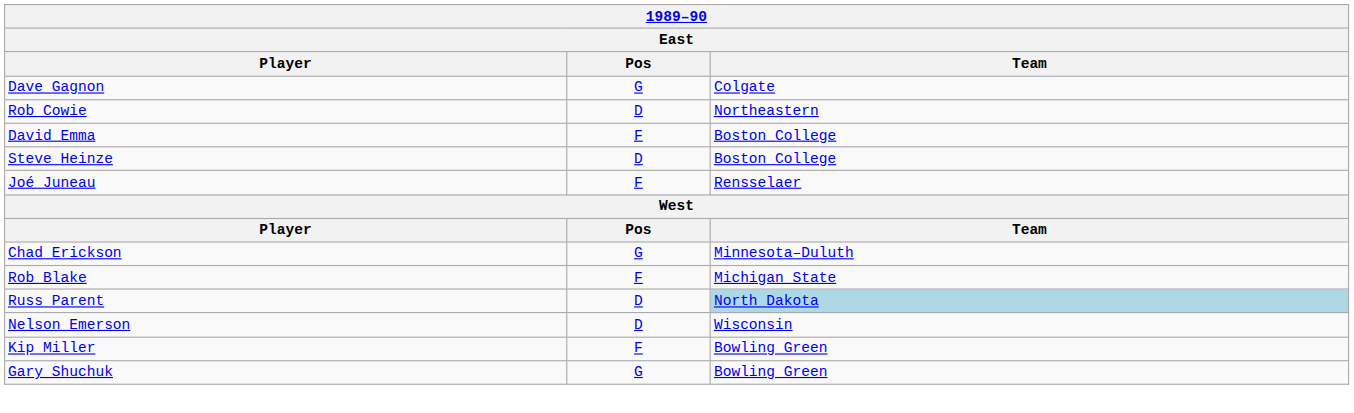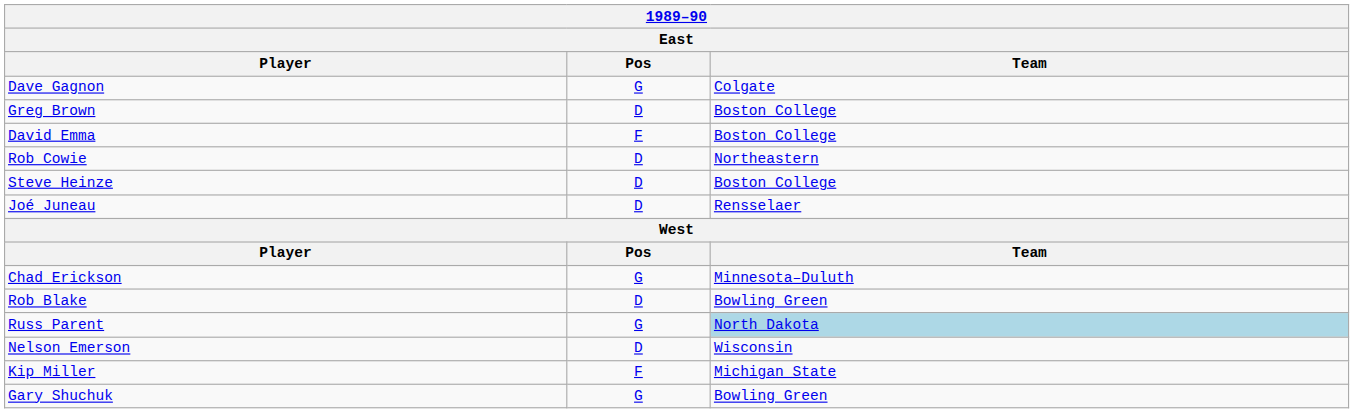+ row: (52, 111)
rows swapped: (47, 111) <-> (52, 135)
(638, 183) F -> (638, 206) D
(638, 277) F -> (638, 301) D
(775, 277) Michigan State -> (771, 301) Bowling Green
(638, 301) D -> (638, 325) G
(771, 349) Bowling Green -> (775, 372) Michigan State
